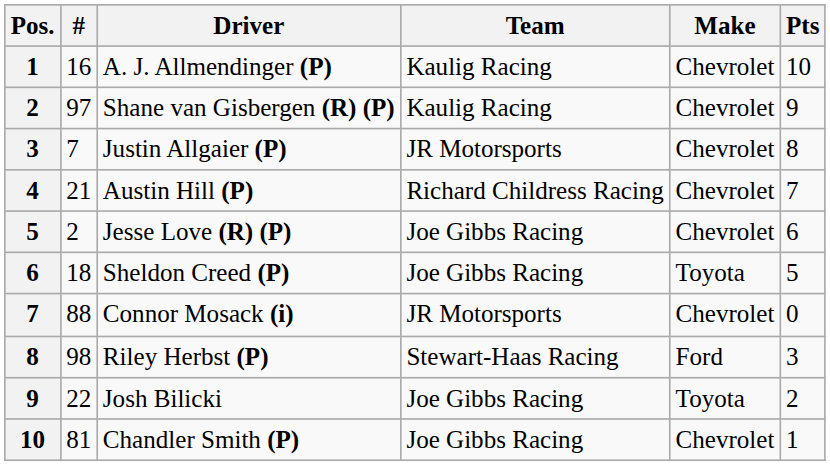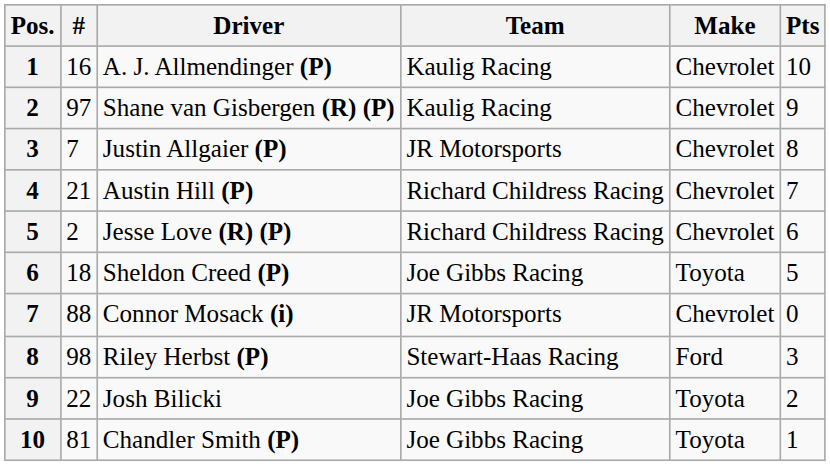(495, 232) Joe Gibbs Racing -> (535, 232) Richard Childress Racing
(725, 438) Chevrolet -> (710, 438) Toyota
